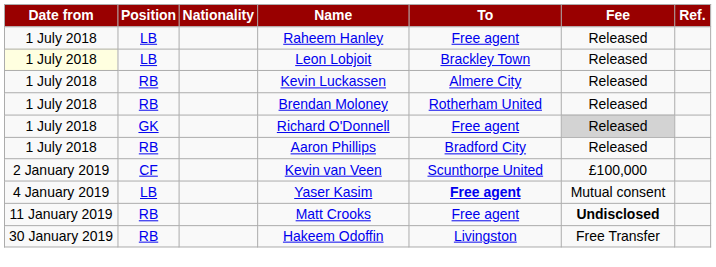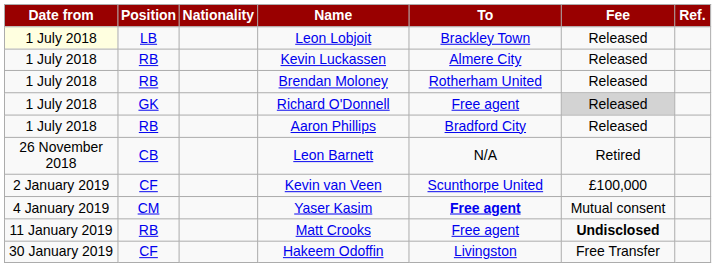- row: (333, 38)
+ row: (333, 156)
(149, 192) LB -> (149, 208) CM
(149, 237) RB -> (149, 252) CF
